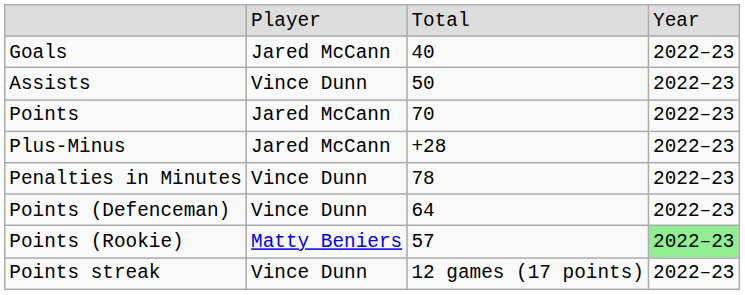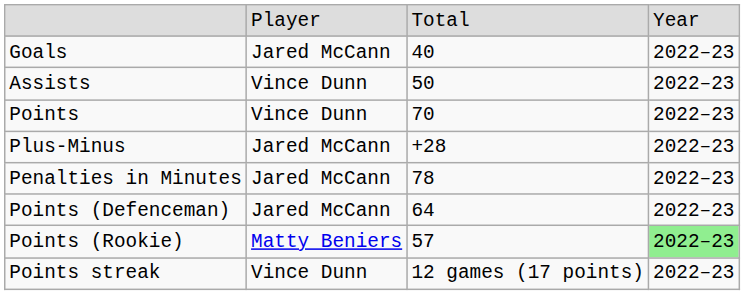(321, 115) Jared McCann -> (309, 115) Vince Dunn
(309, 178) Vince Dunn -> (321, 178) Jared McCann
(309, 210) Vince Dunn -> (321, 210) Jared McCann
